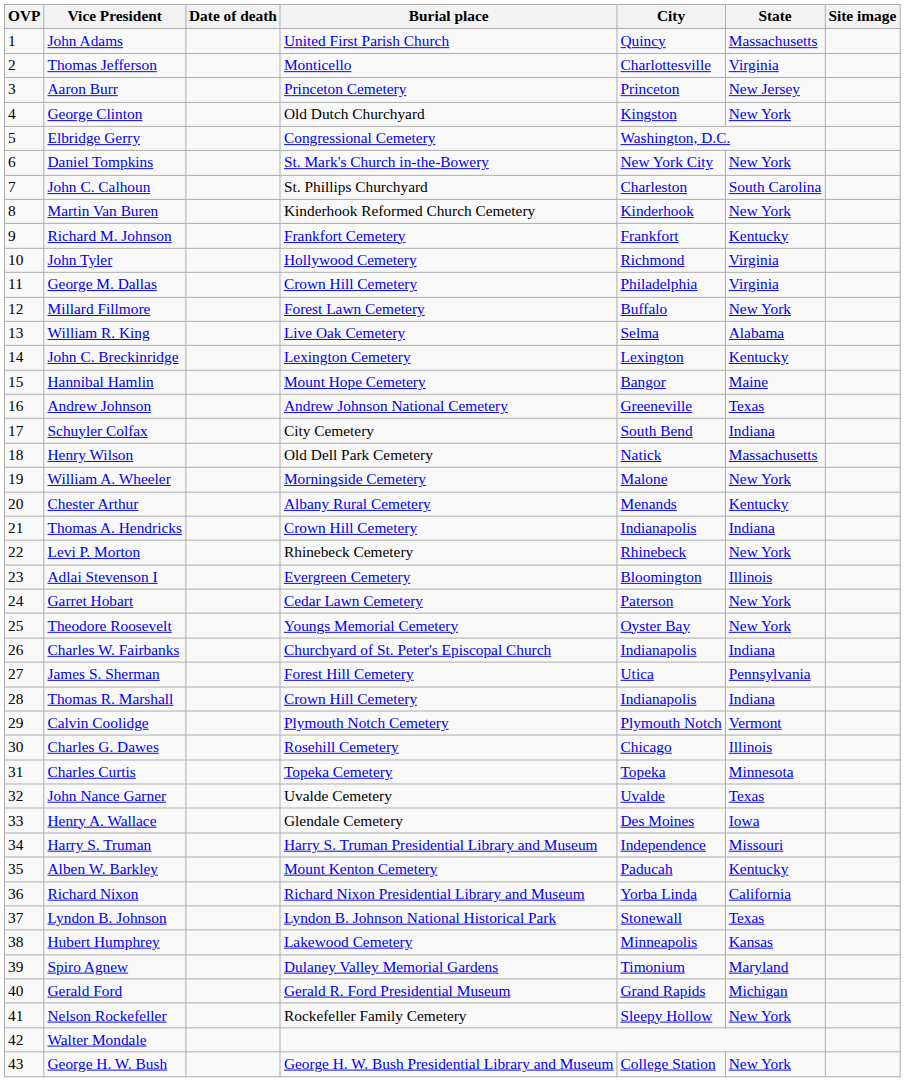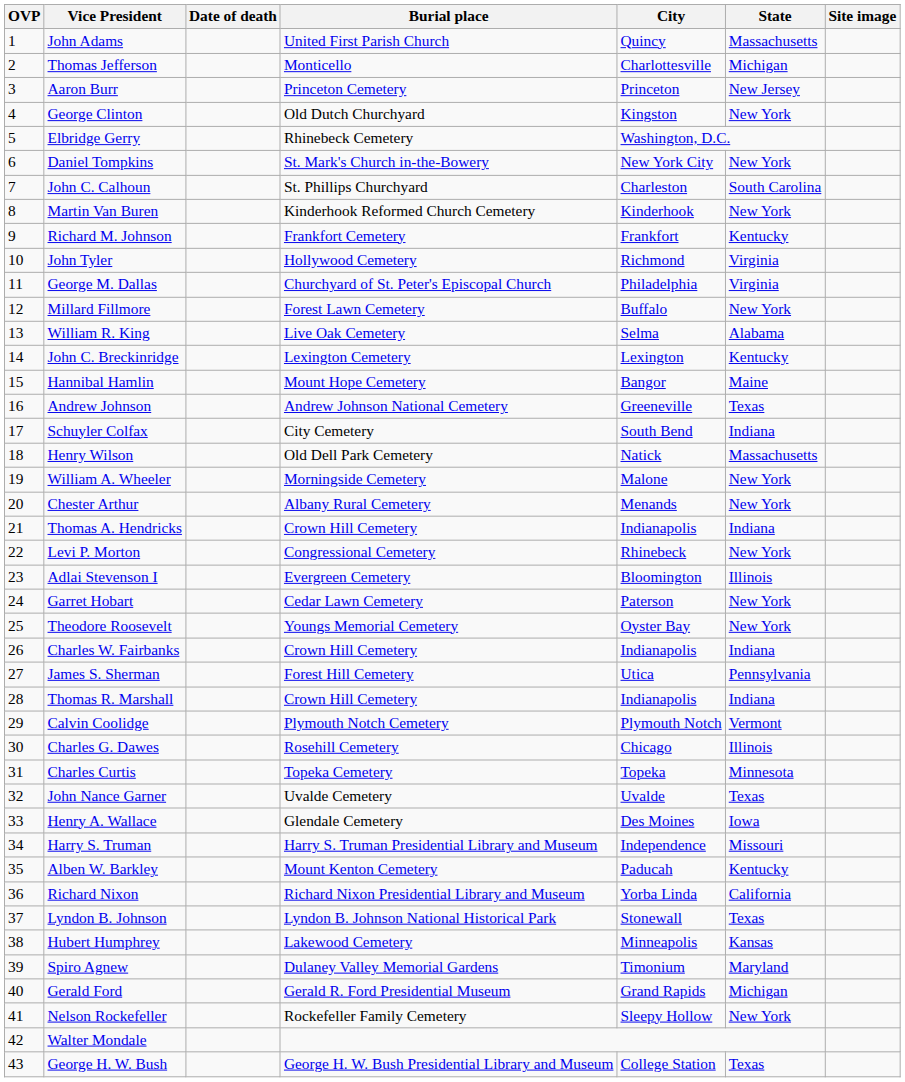(754, 65) Virginia -> (758, 65) Michigan
(360, 138) Congressional Cemetery -> (349, 138) Rhinebeck Cemetery
(351, 284) Crown Hill Cemetery -> (418, 284) Churchyard of St. Peter's Episcopal Church
(759, 503) Kentucky -> (760, 503) New York
(349, 552) Rhinebeck Cemetery -> (360, 552) Congressional Cemetery
(418, 650) Churchyard of St. Peter's Episcopal Church -> (351, 650) Crown Hill Cemetery
(760, 1064) New York -> (747, 1064) Texas
